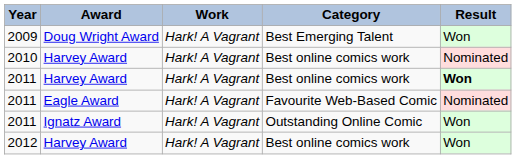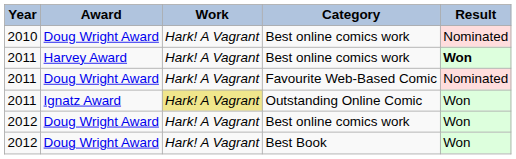- row: (22, 36)
(85, 57) Harvey Award -> (101, 36) Doug Wright Award
(81, 100) Eagle Award -> (101, 79) Doug Wright Award
(212, 121) no background -> (212, 100) khaki background
(85, 143) Harvey Award -> (101, 121) Doug Wright Award
+ row: (22, 143)
